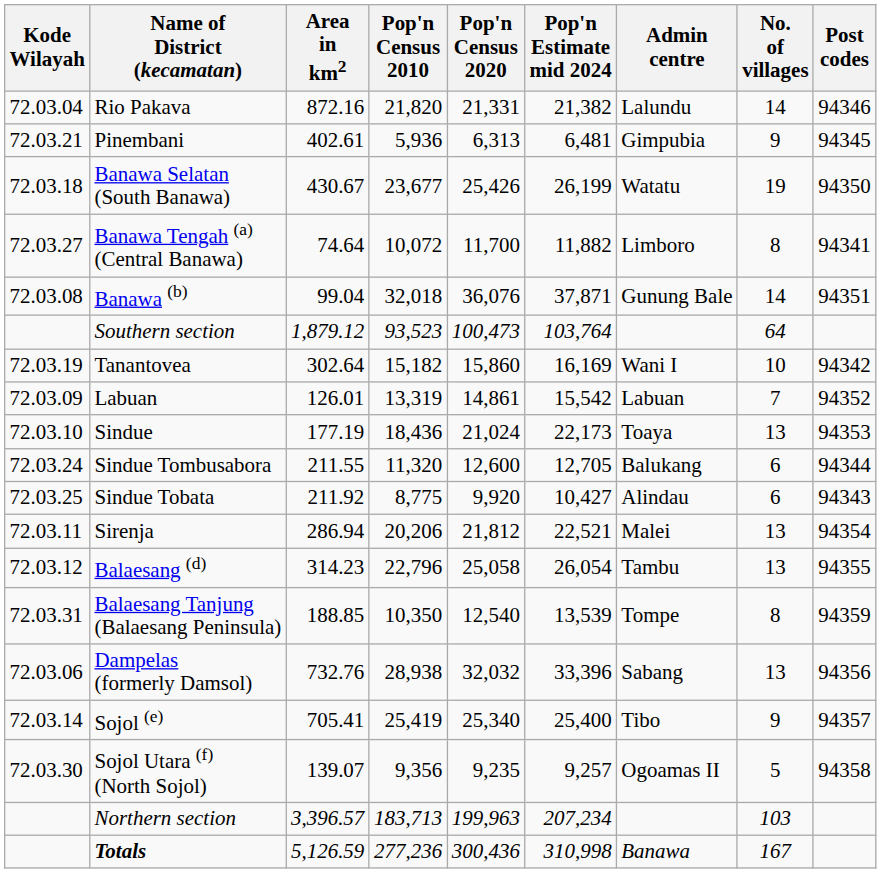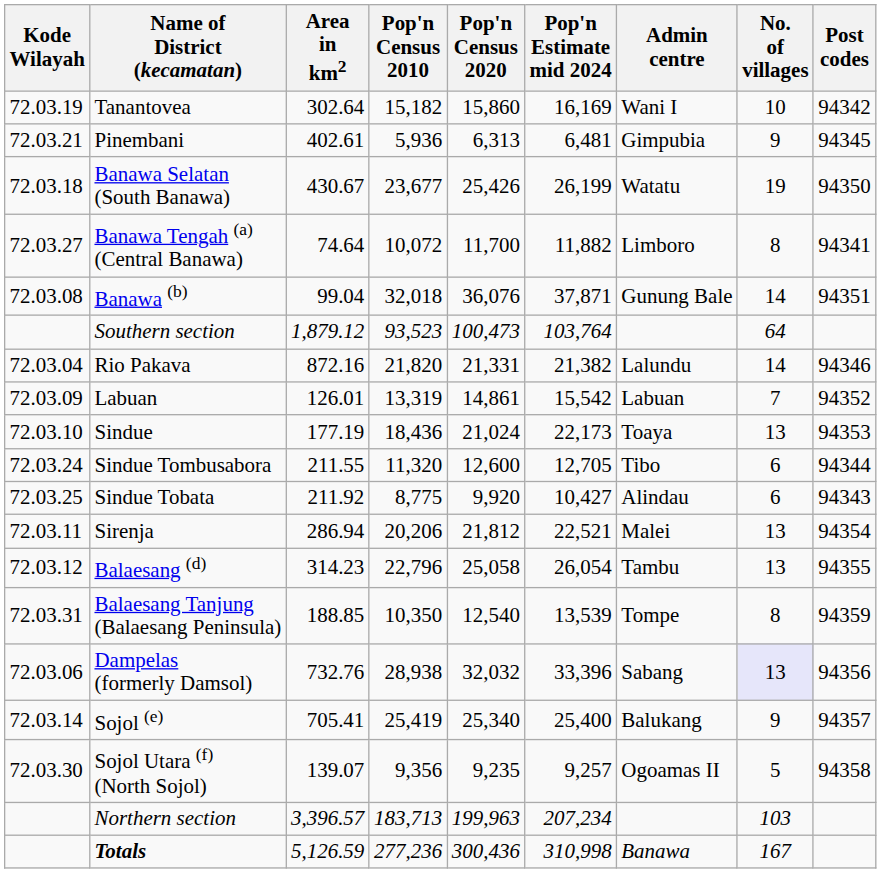rows swapped: (143, 107) <-> (143, 365)
(661, 464) Balukang -> (641, 464) Tibo
(775, 672) no background -> (775, 672) lavender background
(641, 719) Tibo -> (661, 719) Balukang
